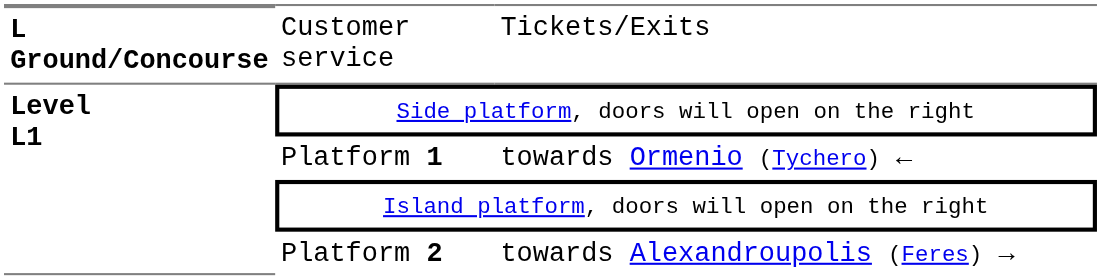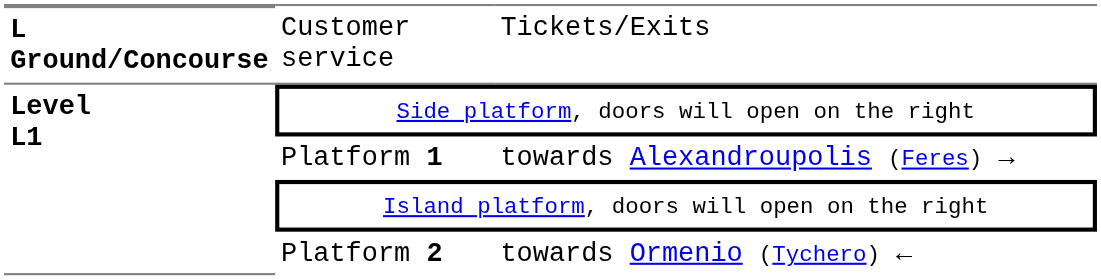(706, 158) towards Ormenio (Tychero) ← -> (758, 158) towards Alexandroupolis (Feres) →
(758, 253) towards Alexandroupolis (Feres) → -> (706, 253) towards Ormenio (Tychero) ←
